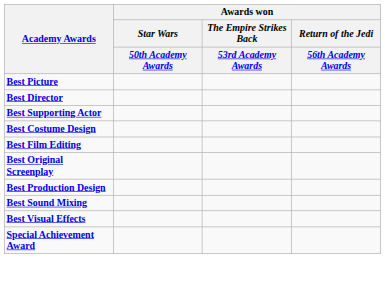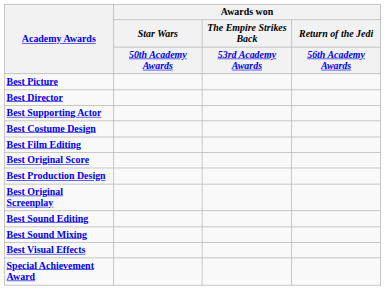+ row: (48, 160)
rows swapped: (35, 166) <-> (56, 187)
+ row: (47, 218)
